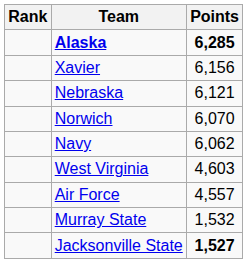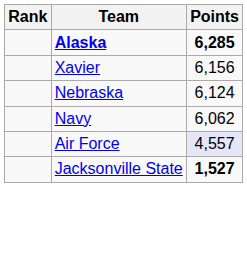(215, 93) 6,121 -> (215, 93) 6,124
- row: (84, 118)
- row: (102, 169)
(215, 194) no background -> (215, 144) lavender background
- row: (100, 220)
